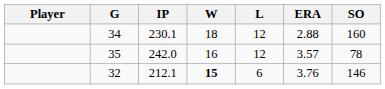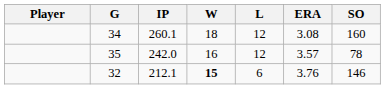(163, 34) 230.1 -> (163, 34) 260.1
(308, 34) 2.88 -> (308, 34) 3.08
